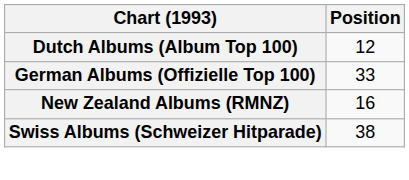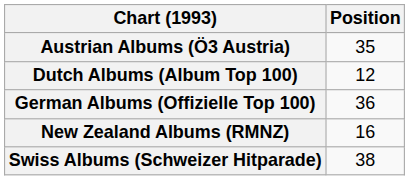+ row: (165, 47)
(365, 75) 33 -> (365, 103) 36
